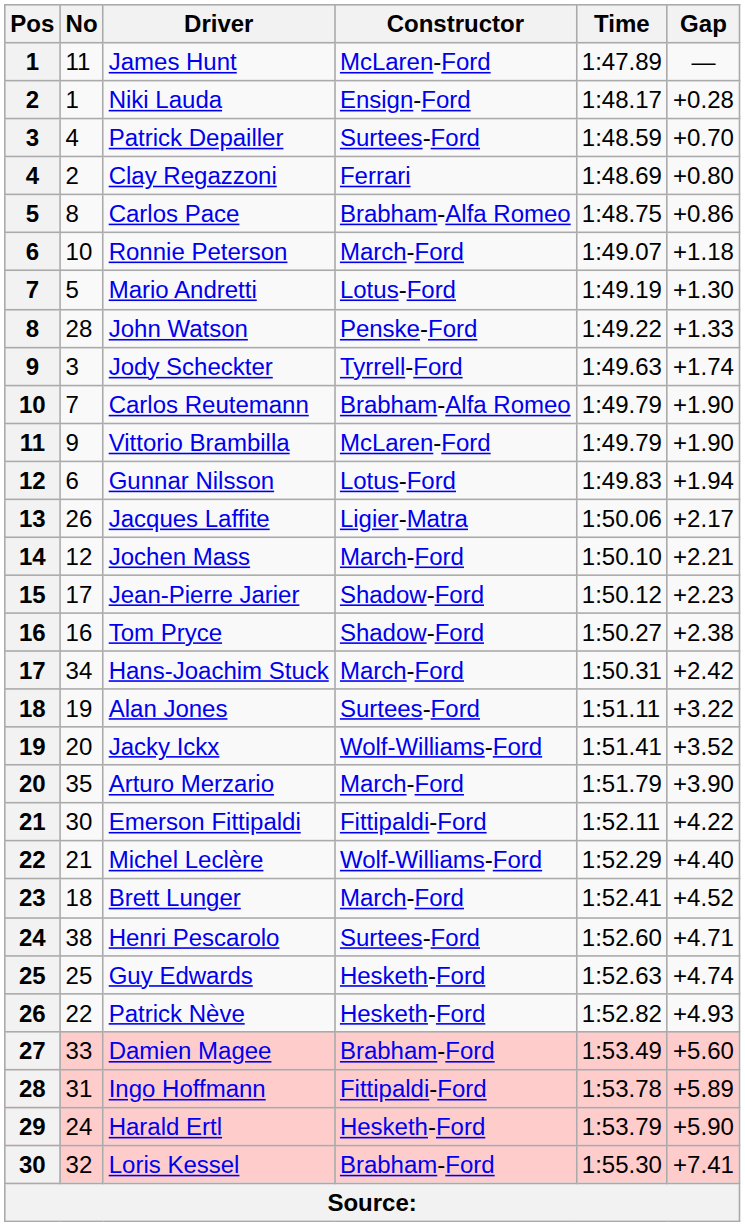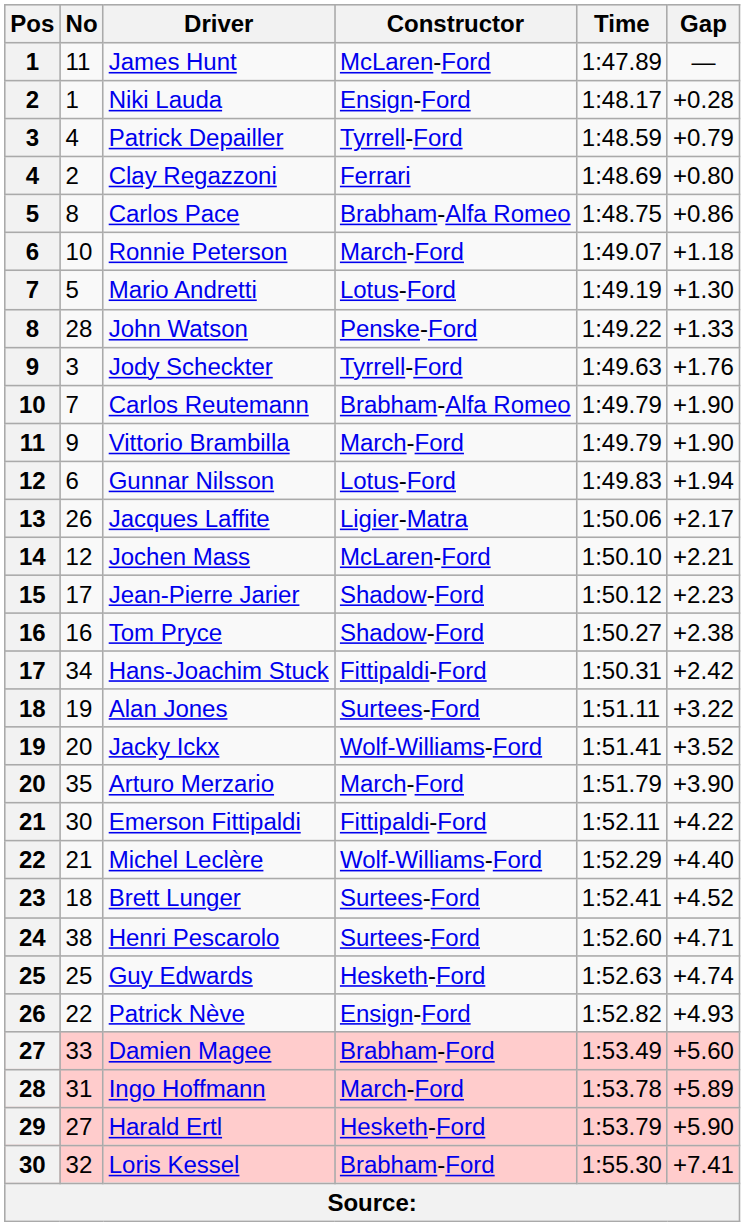(410, 138) Surtees-Ford -> (401, 138) Tyrrell-Ford
(703, 138) +0.70 -> (703, 138) +0.79
(703, 366) +1.74 -> (703, 366) +1.76
(415, 442) McLaren-Ford -> (402, 442) March-Ford
(402, 556) March-Ford -> (415, 556) McLaren-Ford
(402, 670) March-Ford -> (413, 670) Fittipaldi-Ford
(402, 898) March-Ford -> (410, 898) Surtees-Ford
(413, 1012) Hesketh-Ford -> (405, 1012) Ensign-Ford
(413, 1089) Fittipaldi-Ford -> (402, 1089) March-Ford
(79, 1127) 24 -> (79, 1127) 27
